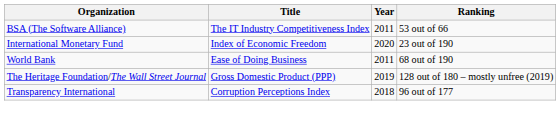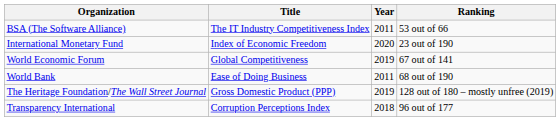+ row: (56, 60)
